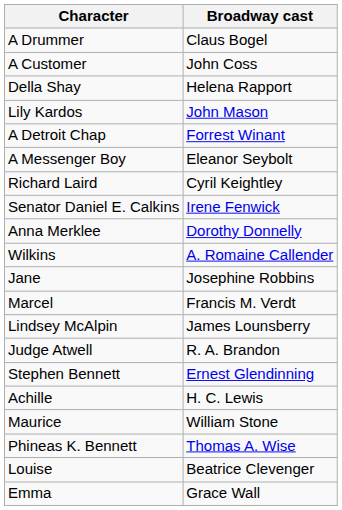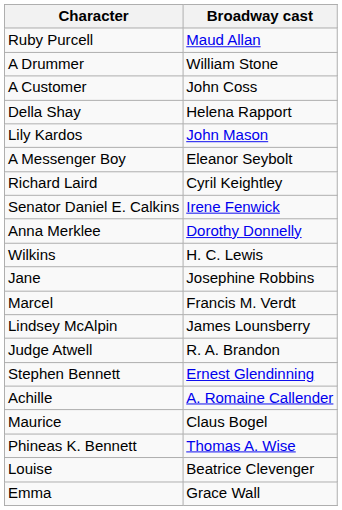+ row: (51, 40)
(227, 40) Claus Bogel -> (232, 64) William Stone
- row: (57, 135)
(260, 254) A. Romaine Callender -> (225, 254) H. C. Lewis
(225, 398) H. C. Lewis -> (260, 398) A. Romaine Callender
(232, 421) William Stone -> (227, 421) Claus Bogel
